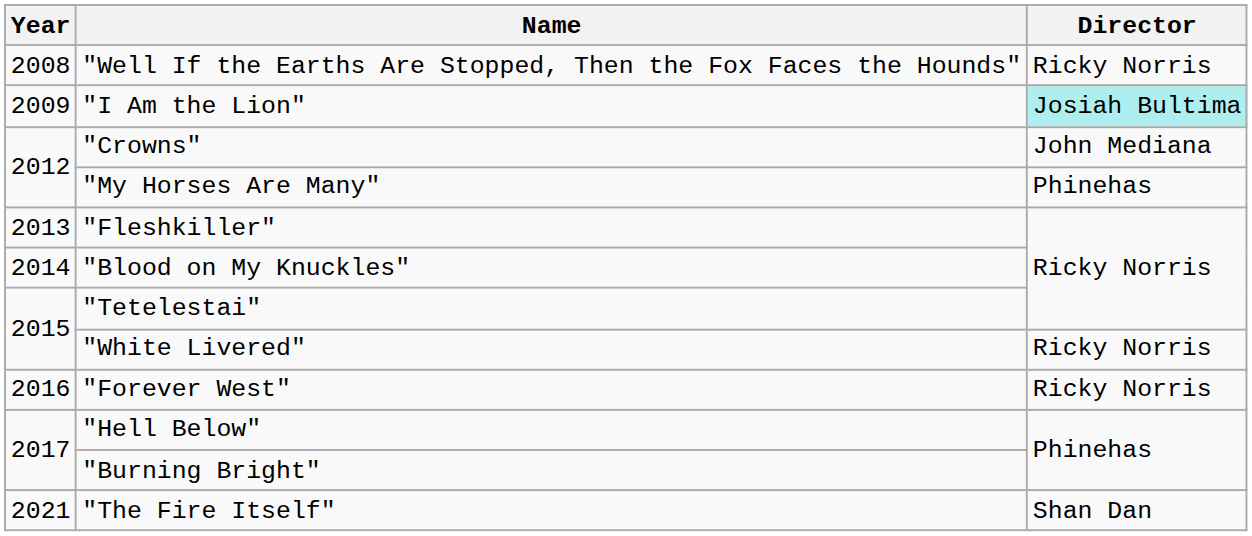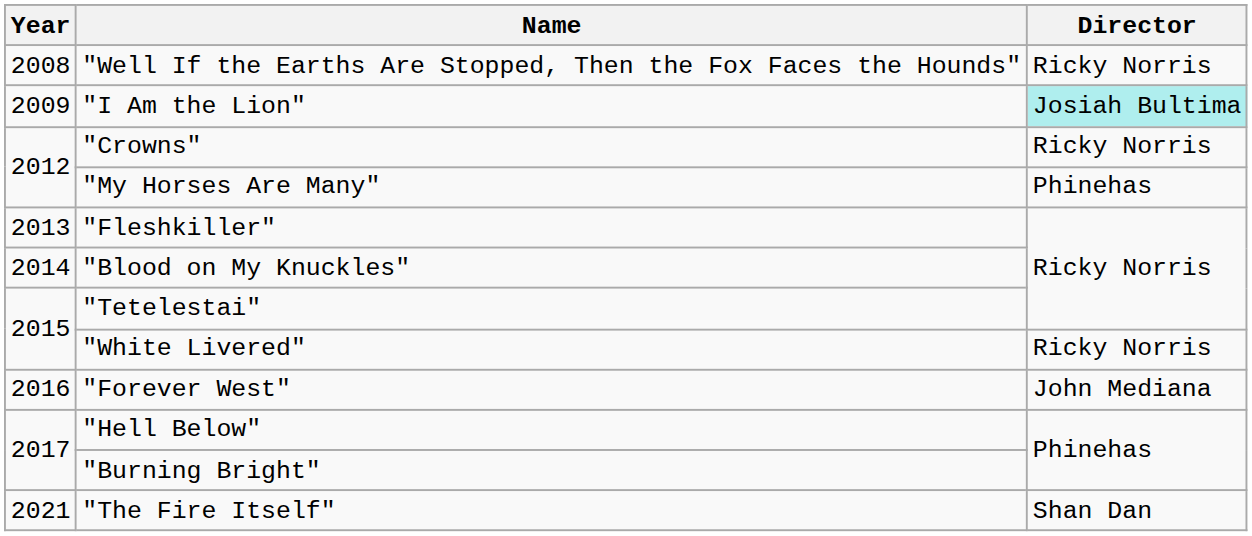(1122, 147) John Mediana -> (1122, 147) Ricky Norris
(1122, 389) Ricky Norris -> (1122, 389) John Mediana
